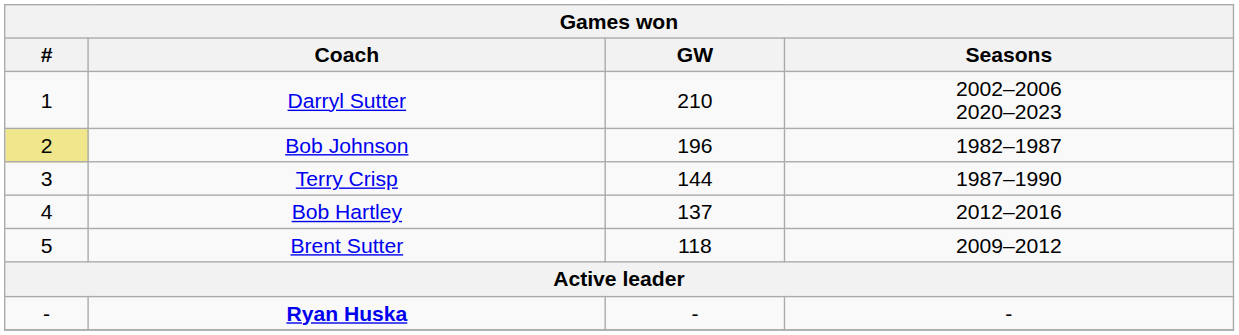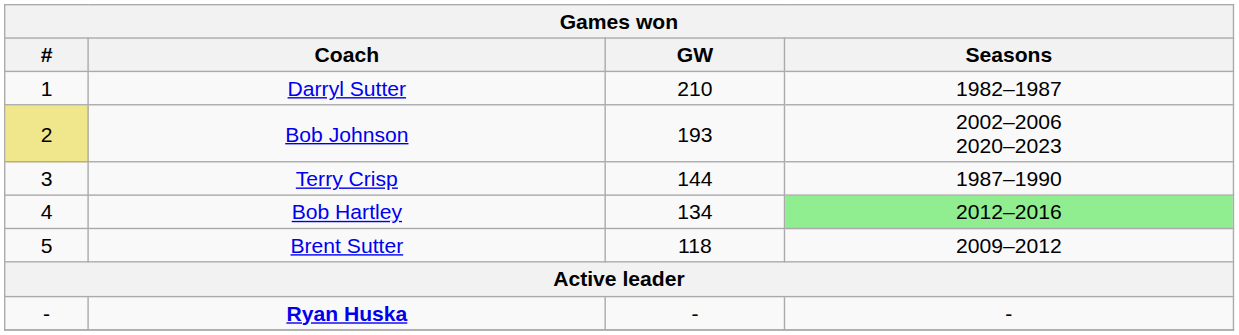(1009, 100) 2002–2006 2020–2023 -> (1009, 88) 1982–1987
(695, 146) 196 -> (695, 134) 193
(1009, 146) 1982–1987 -> (1009, 134) 2002–2006 2020–2023
(695, 212) 137 -> (695, 212) 134
(1009, 212) no background -> (1009, 212) lightgreen background
